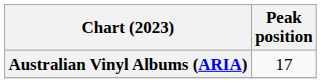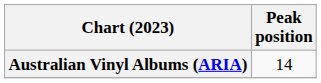(284, 63) 17 -> (284, 63) 14
